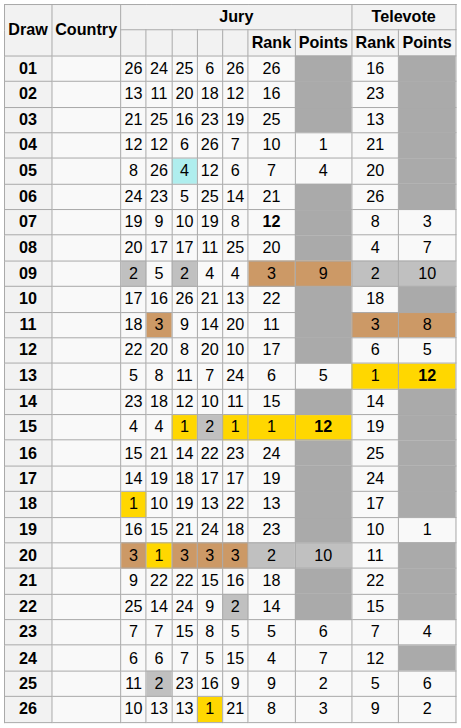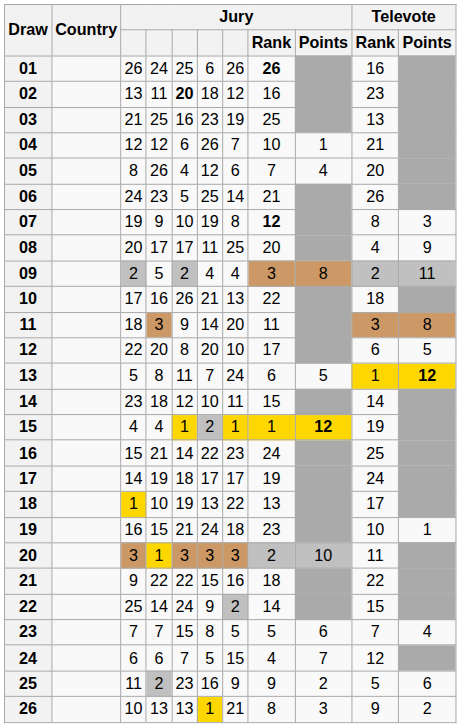(271, 68) normal -> (271, 68) bold
(184, 94) normal -> (184, 94) bold
(184, 171) paleturquoise background -> (184, 171) no background
(427, 247) 7 -> (427, 247) 9
(323, 273) 9 -> (323, 273) 8
(427, 273) 10 -> (427, 273) 11
